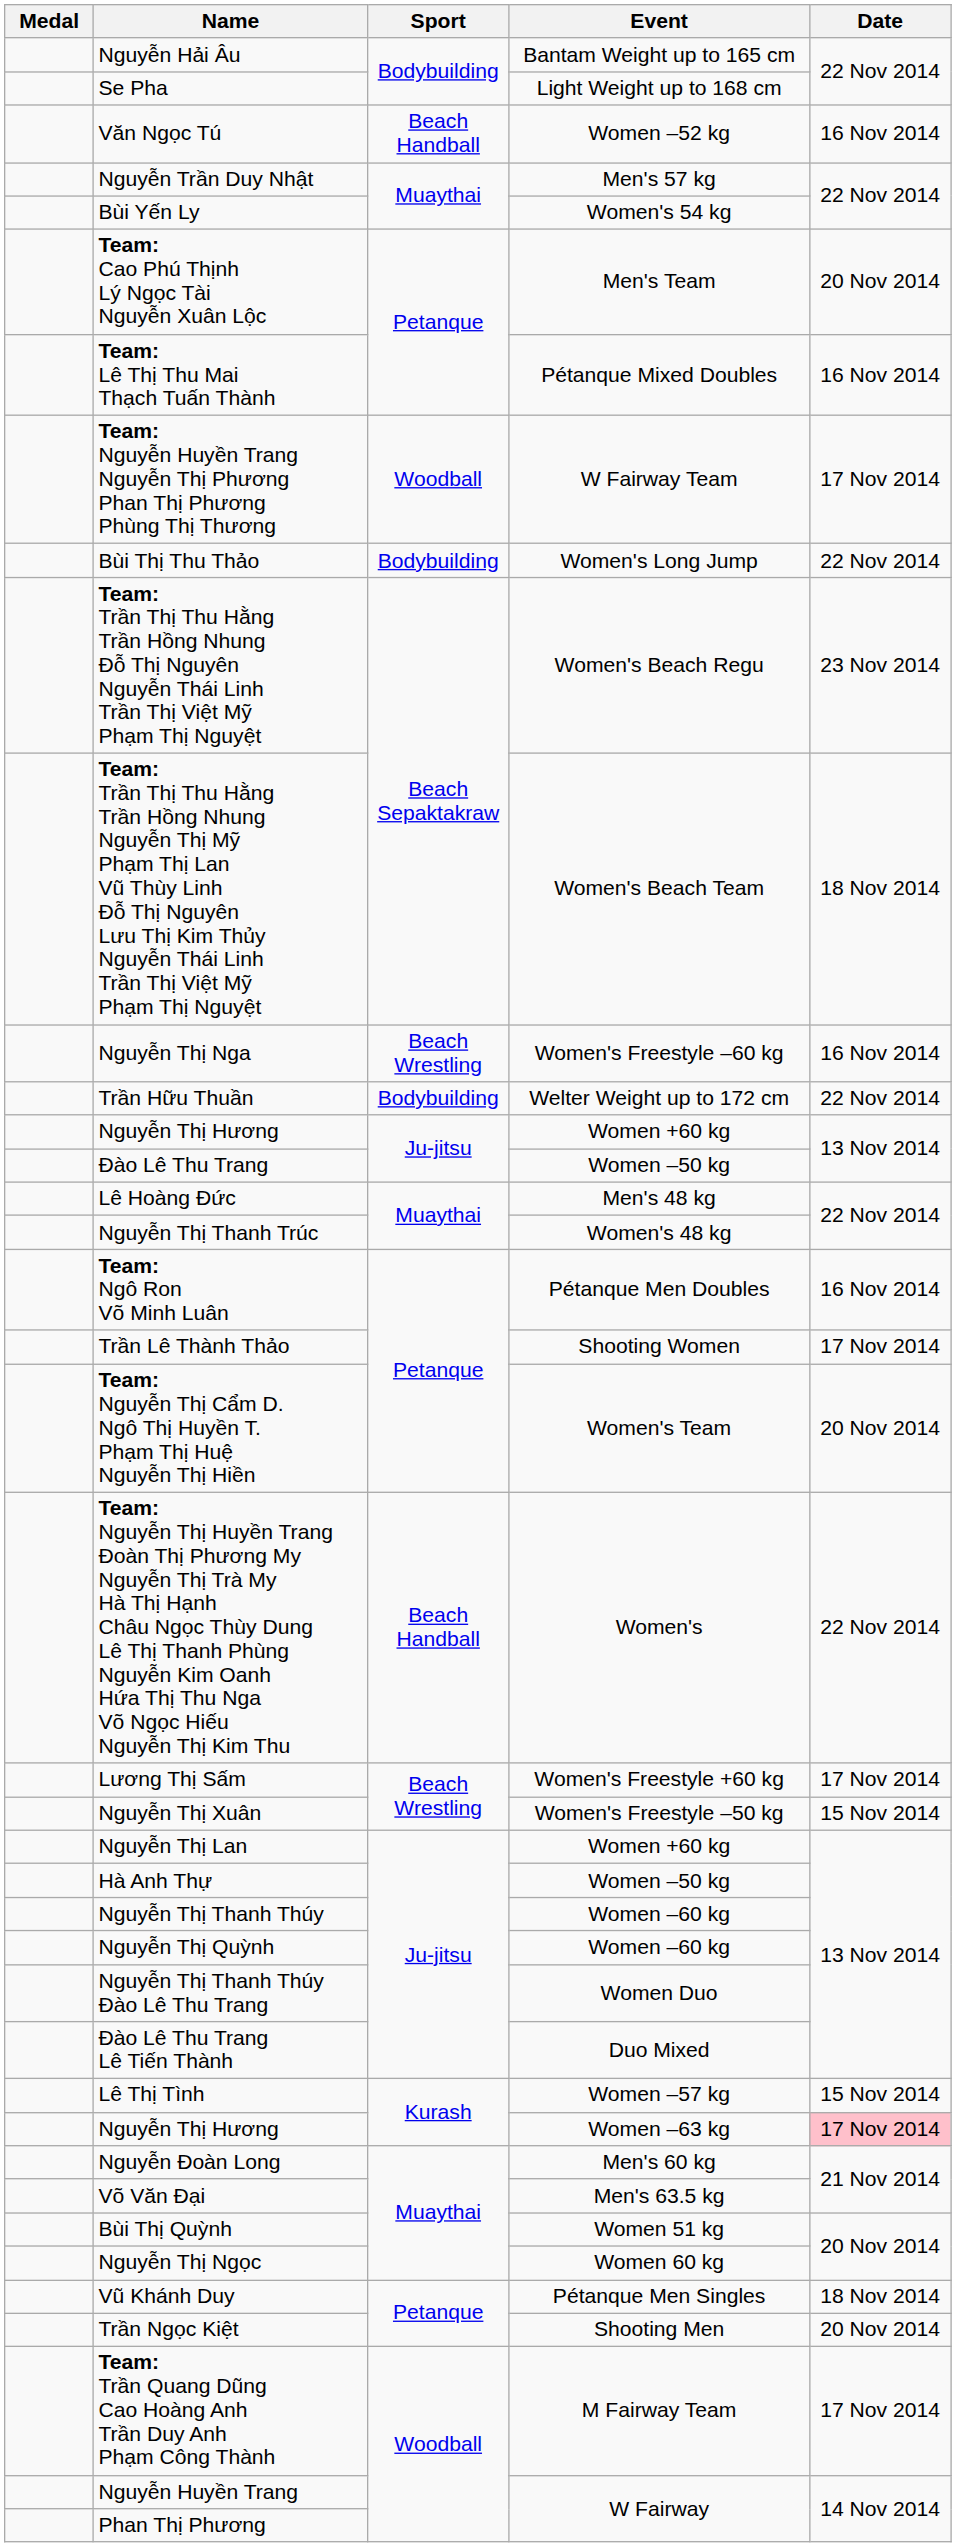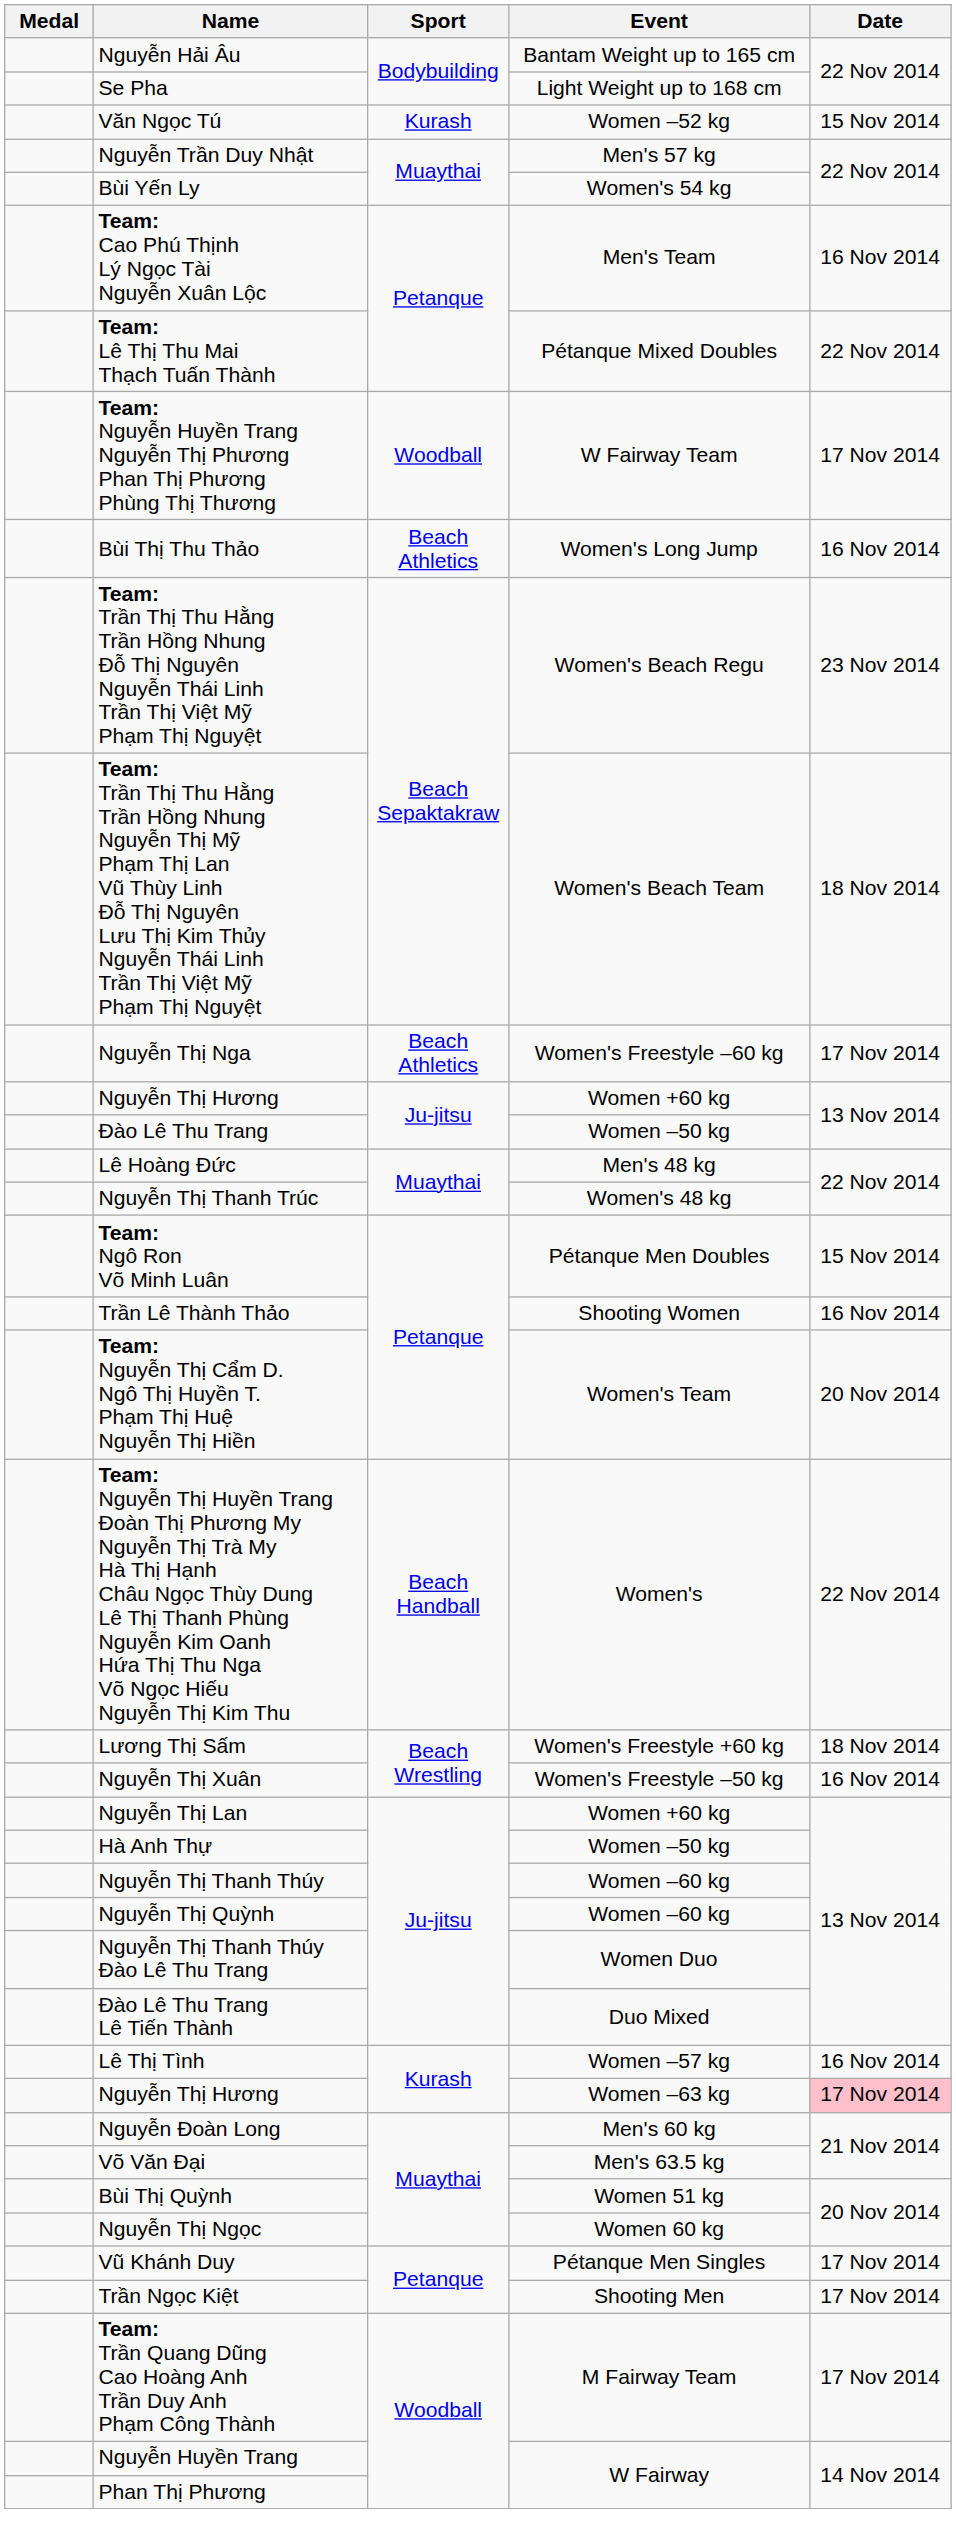(438, 133) Beach Handball -> (438, 121) Kurash
(880, 133) 16 Nov 2014 -> (880, 121) 15 Nov 2014
(880, 281) 20 Nov 2014 -> (880, 257) 16 Nov 2014
(880, 374) 16 Nov 2014 -> (880, 350) 22 Nov 2014
(438, 560) Bodybuilding -> (438, 548) Beach Athletics
(880, 560) 22 Nov 2014 -> (880, 548) 16 Nov 2014
(438, 1052) Beach Wrestling -> (438, 1052) Beach Athletics
(880, 1052) 16 Nov 2014 -> (880, 1052) 17 Nov 2014
- row: (176, 1098)
(880, 1289) 16 Nov 2014 -> (880, 1255) 15 Nov 2014
(880, 1346) 17 Nov 2014 -> (880, 1313) 16 Nov 2014
(880, 1779) 17 Nov 2014 -> (880, 1746) 18 Nov 2014
(880, 1813) 15 Nov 2014 -> (880, 1779) 16 Nov 2014
(880, 2095) 15 Nov 2014 -> (880, 2061) 16 Nov 2014
(880, 2296) 18 Nov 2014 -> (880, 2262) 17 Nov 2014
(880, 2329) 20 Nov 2014 -> (880, 2296) 17 Nov 2014
